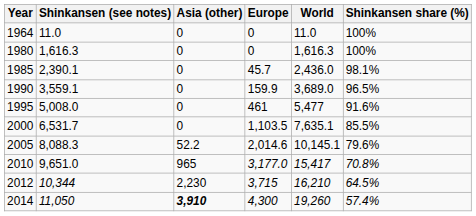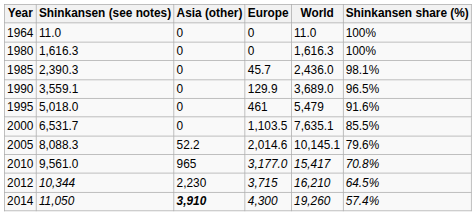(59, 70) 2,390.1 -> (59, 70) 2,390.3
(263, 88) 159.9 -> (263, 88) 129.9
(59, 107) 5,008.0 -> (59, 107) 5,018.0
(309, 107) 5,477 -> (309, 107) 5,479
(59, 164) 9,651.0 -> (59, 164) 9,561.0
